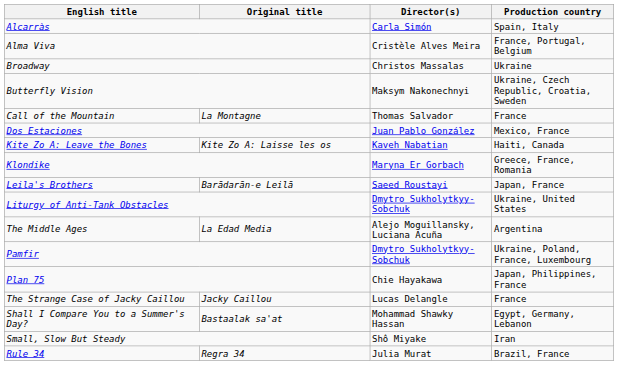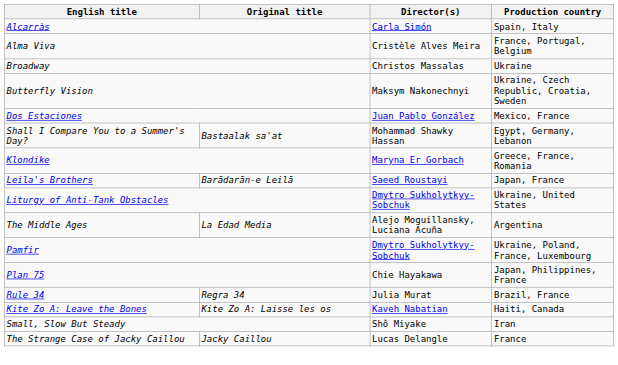- row: (60, 116)
rows swapped: (77, 145) <-> (96, 319)
rows swapped: (25, 353) <-> (96, 299)
